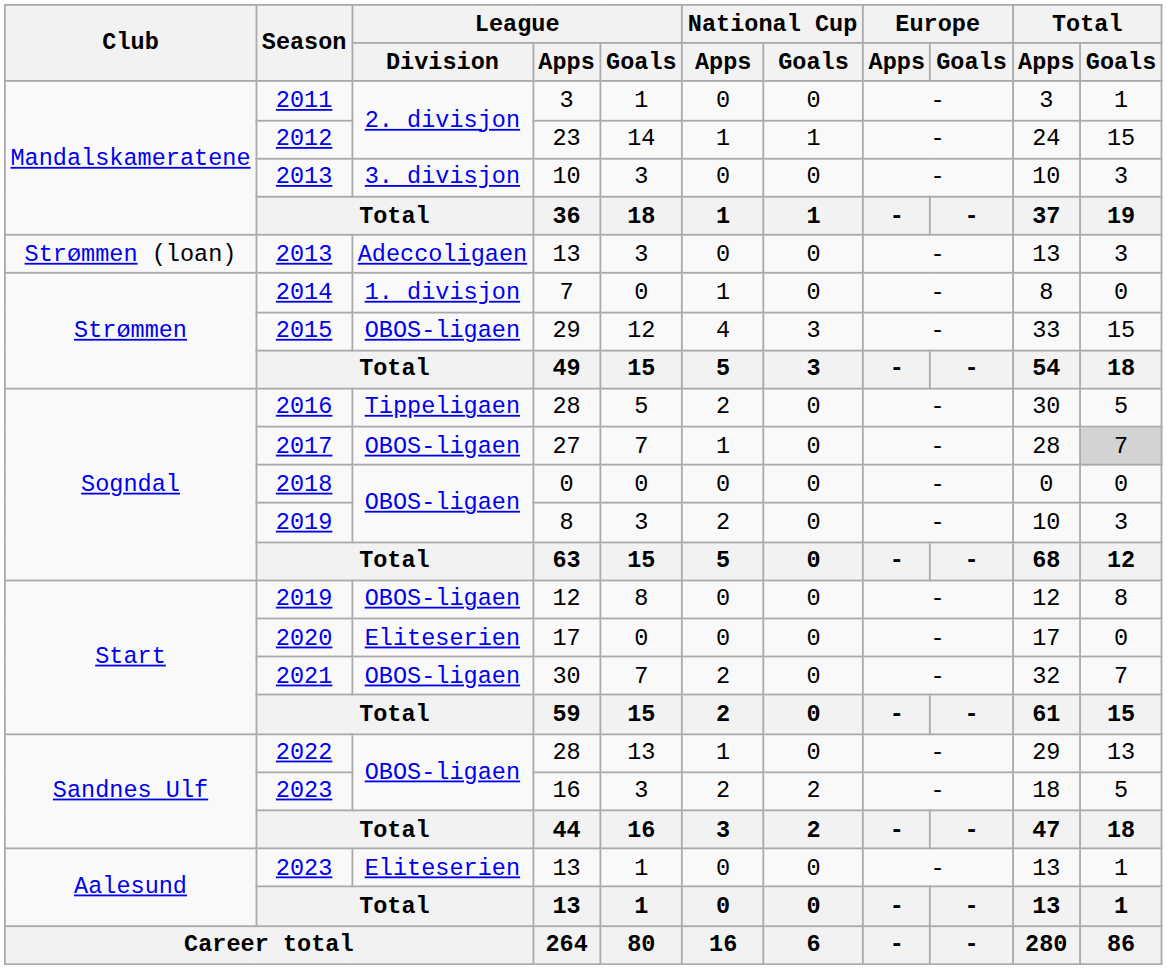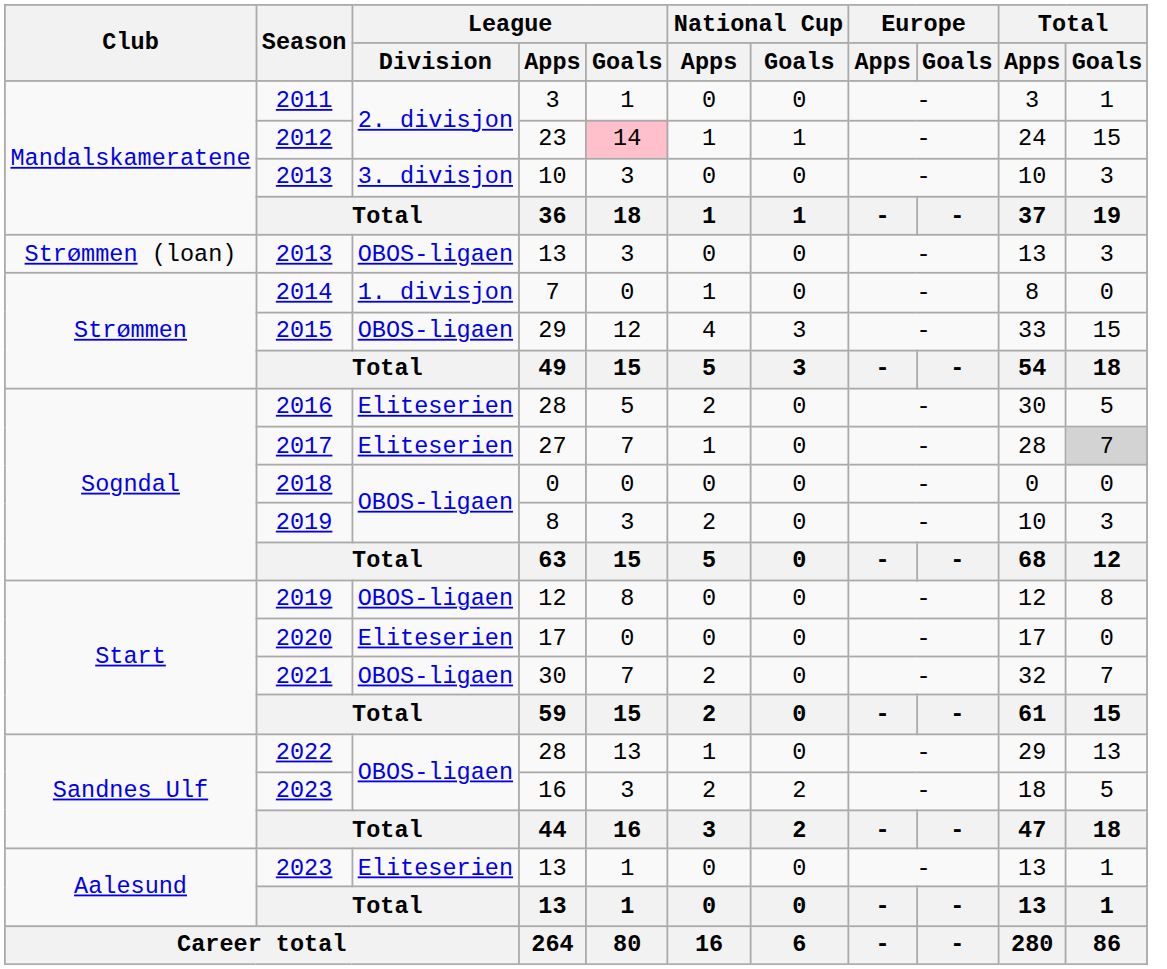(641, 139) no background -> (627, 139) pink background
(442, 254) Adeccoligaen -> (435, 254) OBOS-ligaen
(442, 408) Tippeligaen -> (435, 408) Eliteserien
(442, 446) OBOS-ligaen -> (435, 446) Eliteserien
